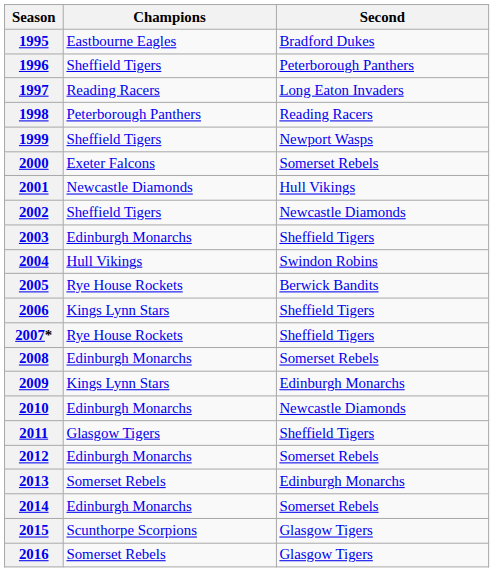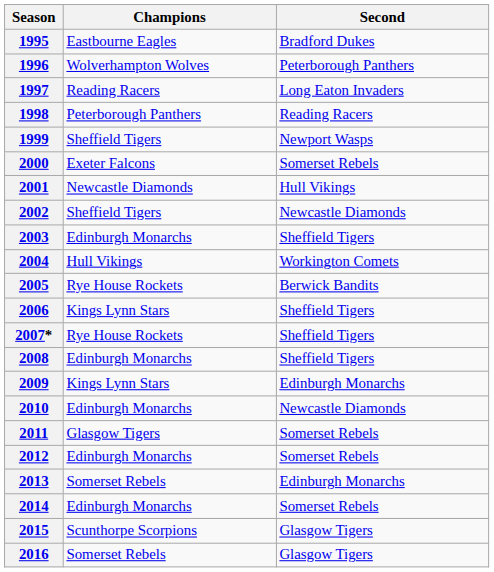(114, 66) Sheffield Tigers -> (138, 66) Wolverhampton Wolves
(329, 261) Swindon Robins -> (339, 261) Workington Comets
(329, 359) Somerset Rebels -> (327, 359) Sheffield Tigers
(327, 432) Sheffield Tigers -> (329, 432) Somerset Rebels
